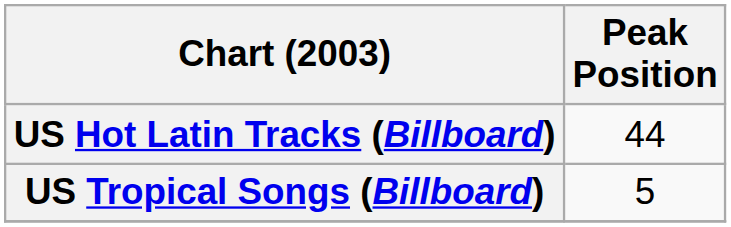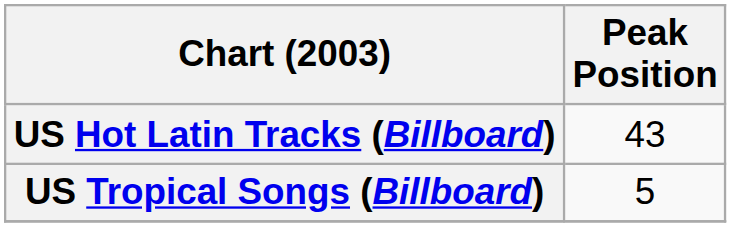(645, 133) 44 -> (645, 133) 43
